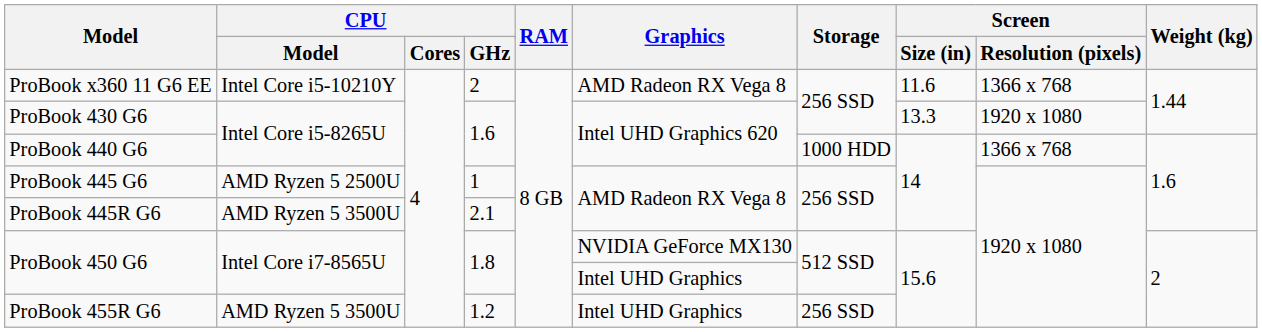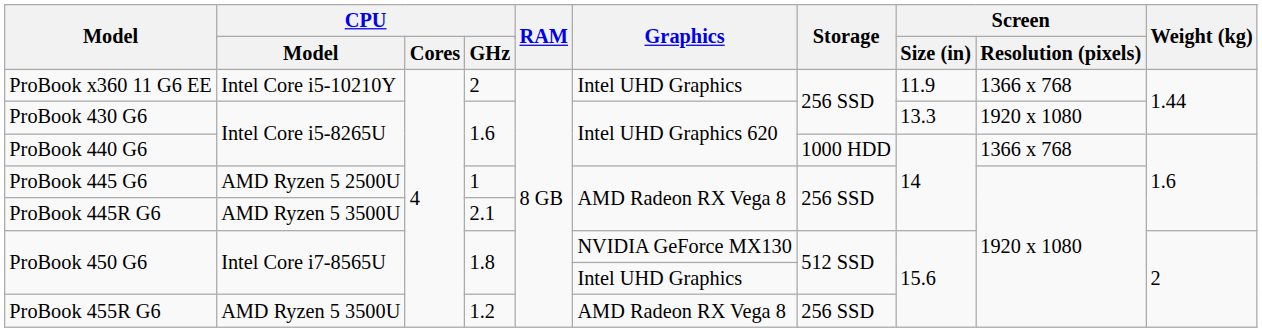(682, 85) AMD Radeon RX Vega 8 -> (660, 85) Intel UHD Graphics
(918, 85) 11.6 -> (918, 85) 11.9
(660, 310) Intel UHD Graphics -> (682, 310) AMD Radeon RX Vega 8
